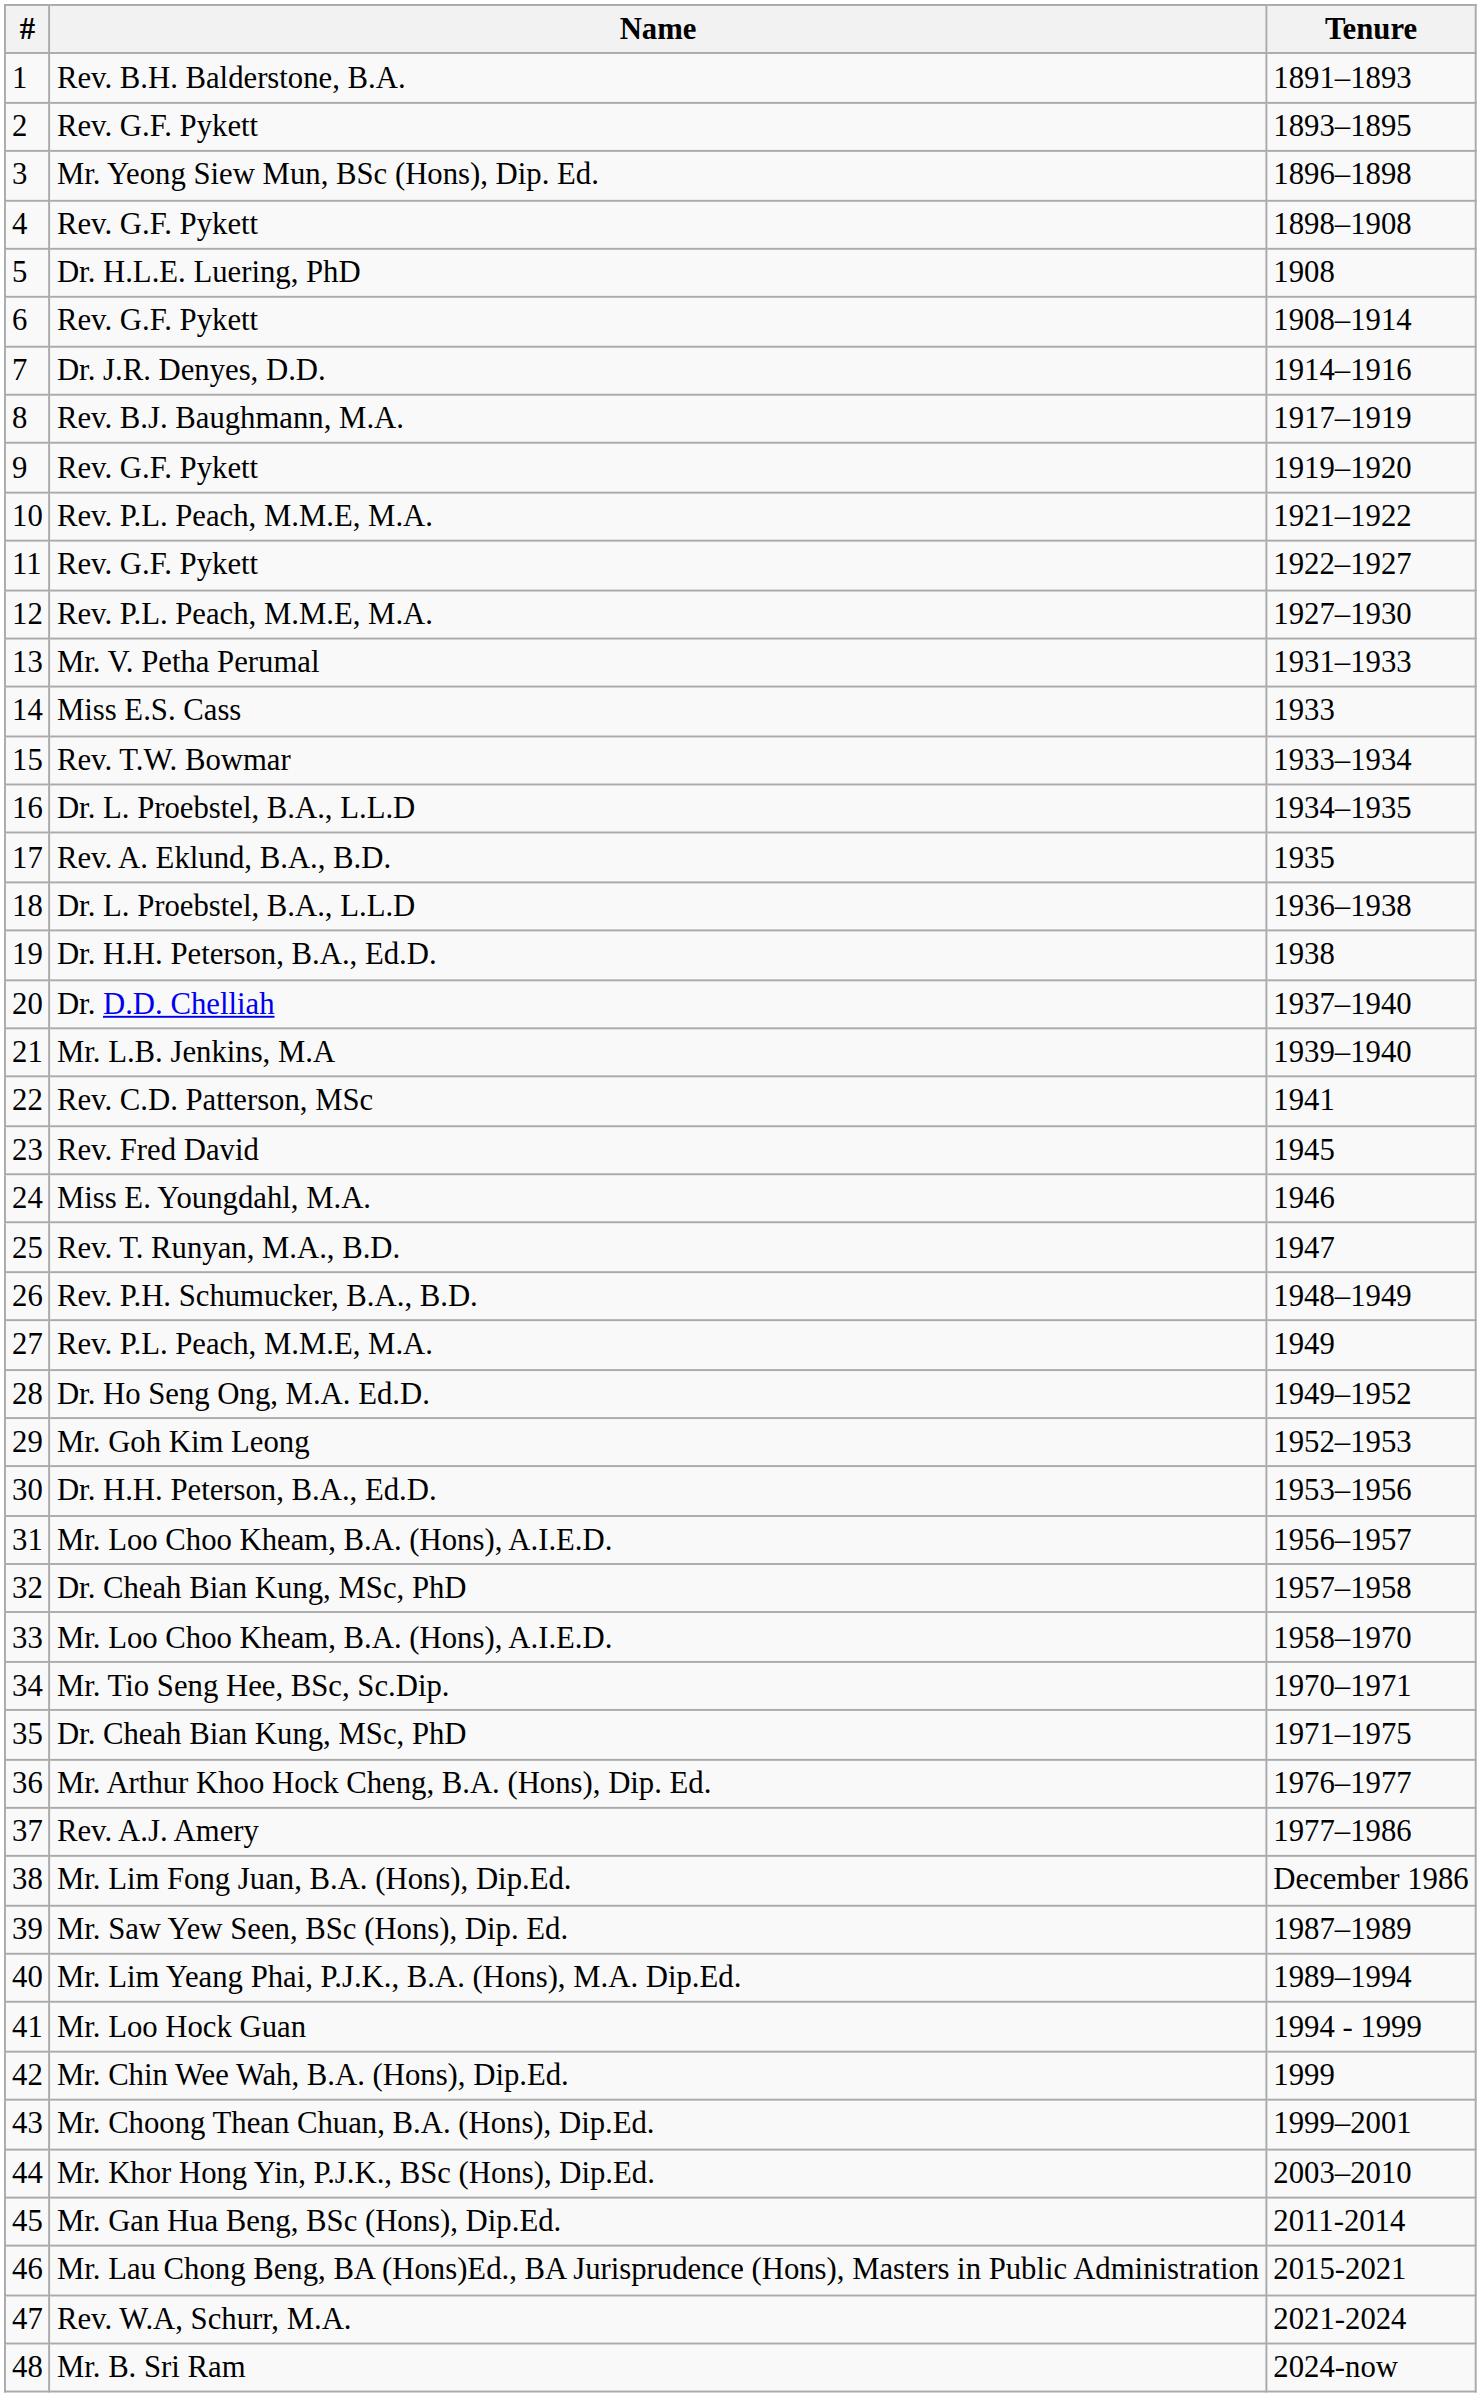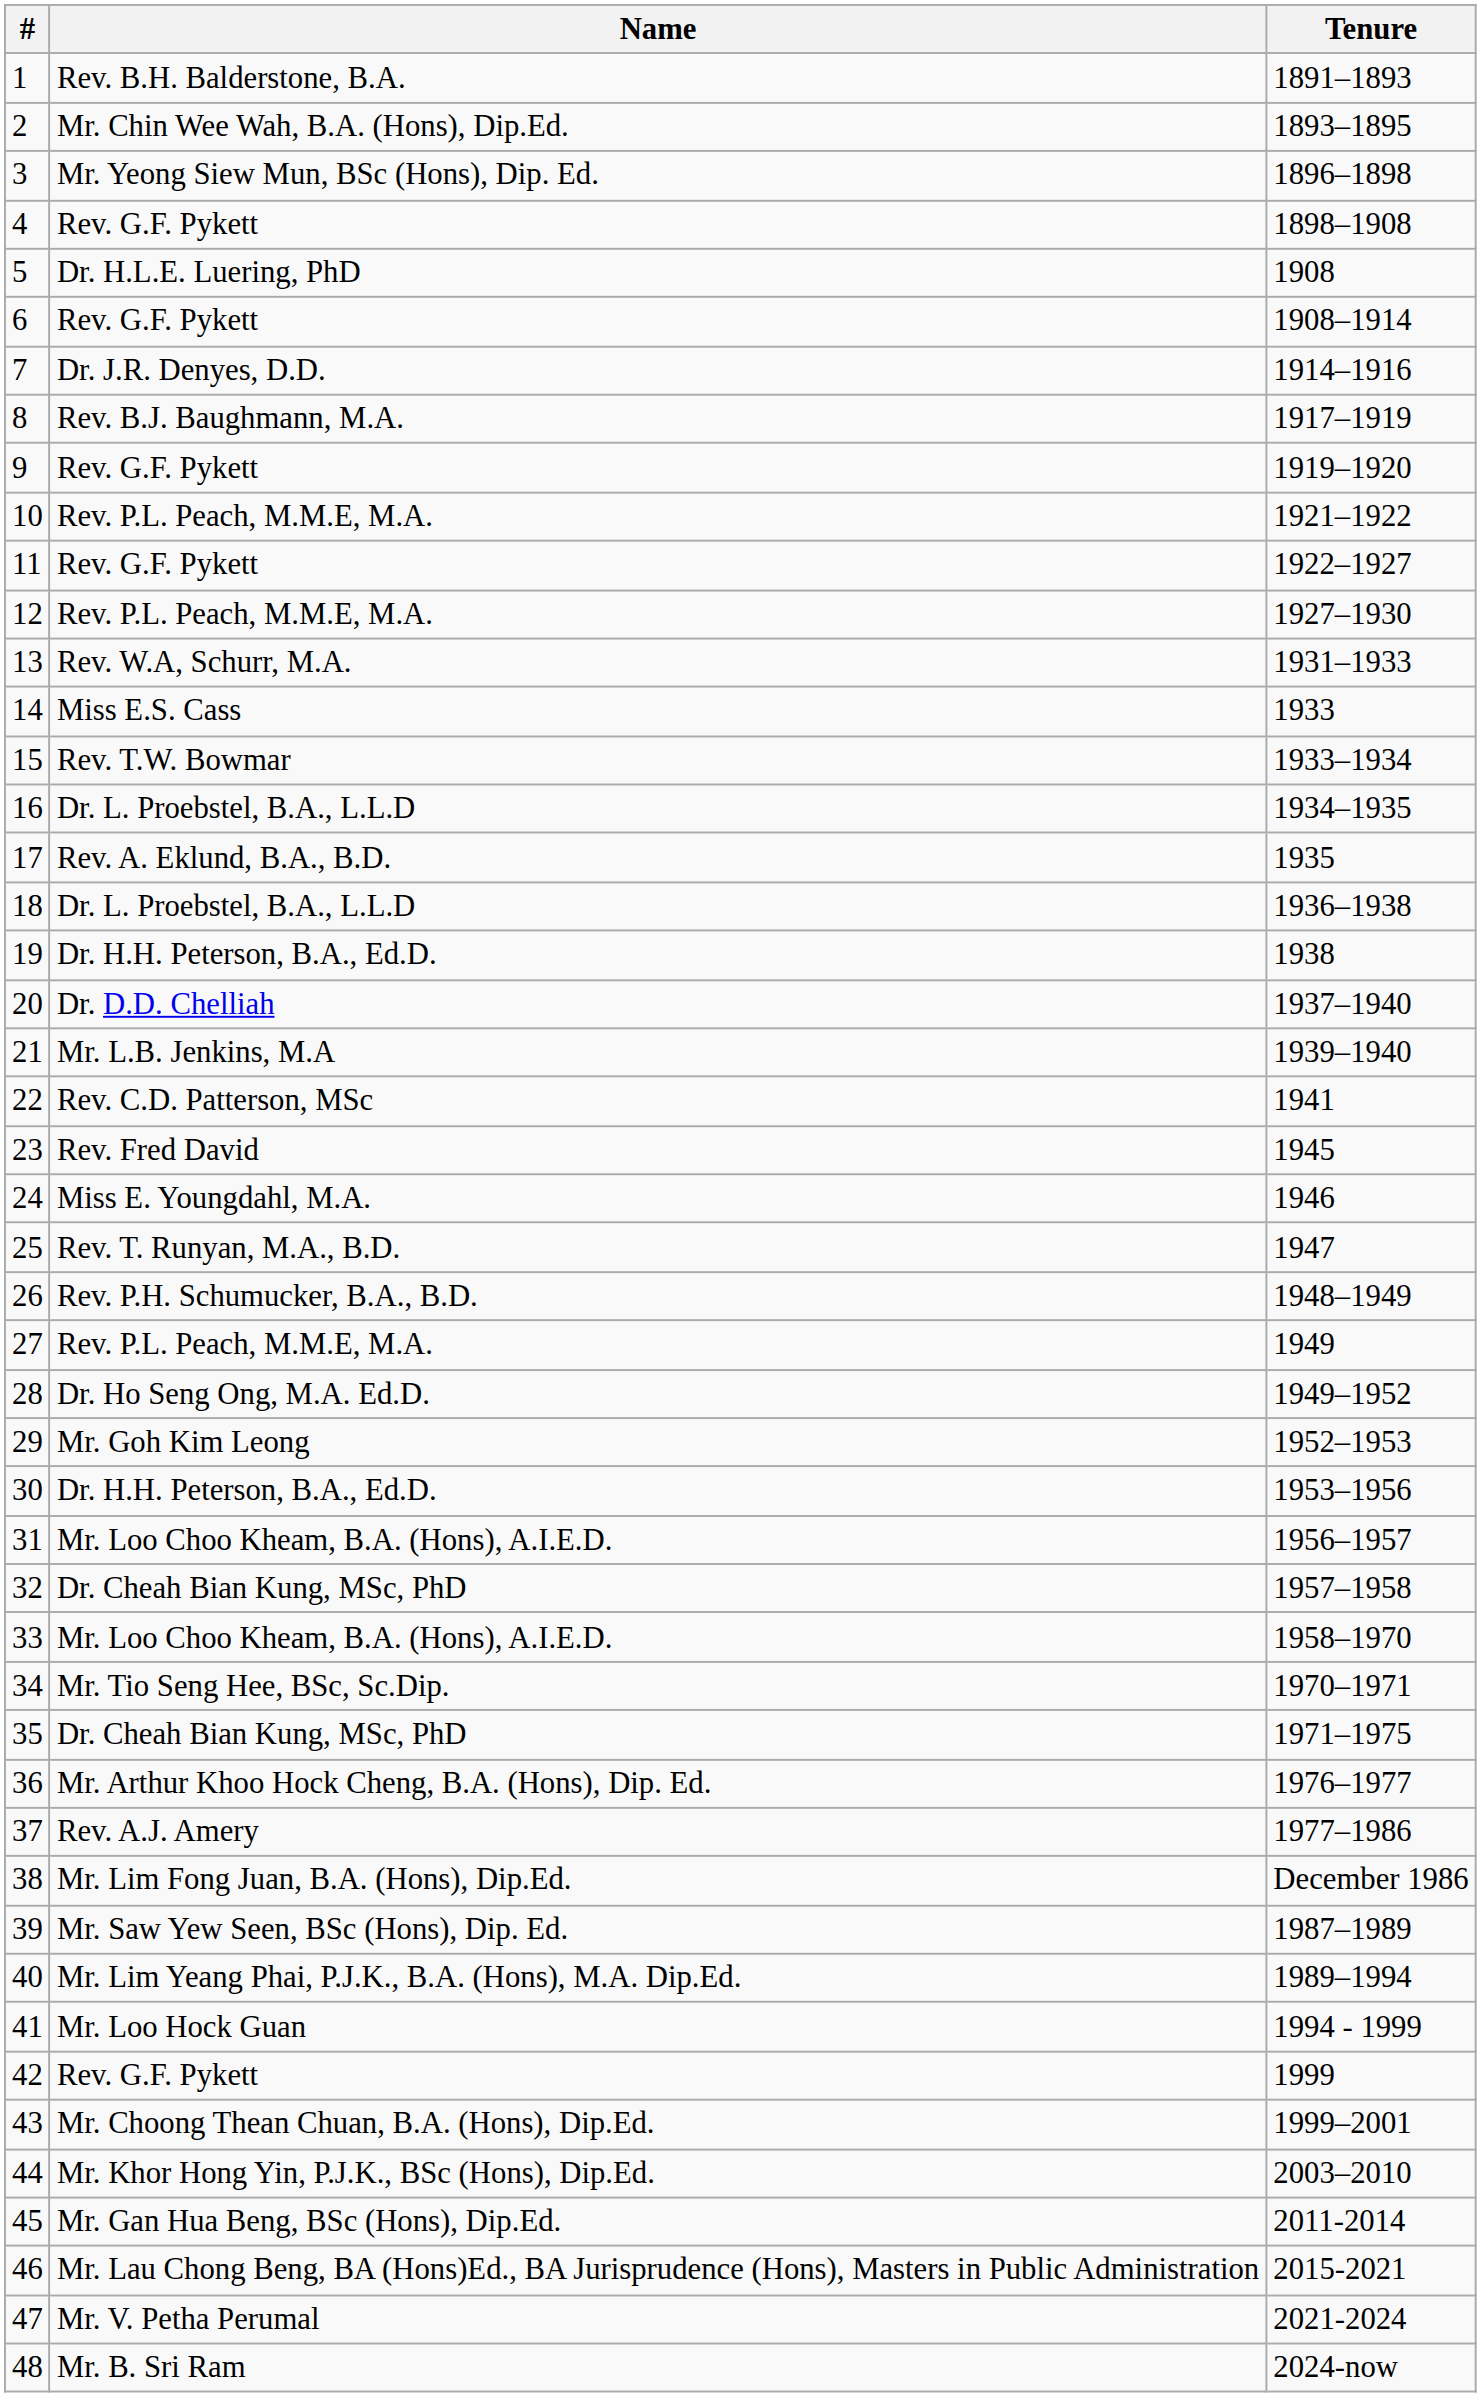(158, 126) Rev. G.F. Pykett -> (313, 126) Mr. Chin Wee Wah, B.A. (Hons), Dip.Ed.
(188, 662) Mr. V. Petha Perumal -> (204, 662) Rev. W.A, Schurr, M.A.
(313, 2075) Mr. Chin Wee Wah, B.A. (Hons), Dip.Ed. -> (158, 2075) Rev. G.F. Pykett
(204, 2318) Rev. W.A, Schurr, M.A. -> (188, 2318) Mr. V. Petha Perumal
